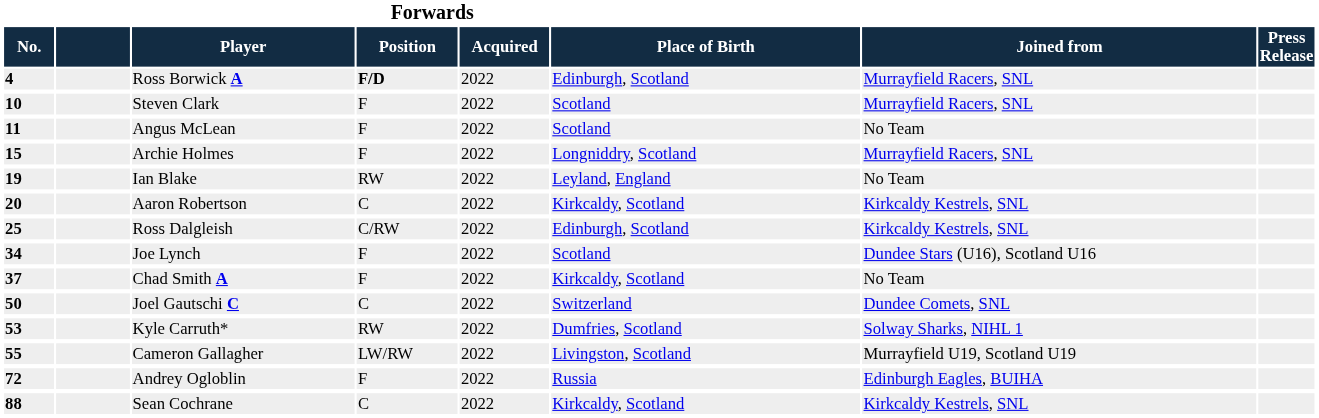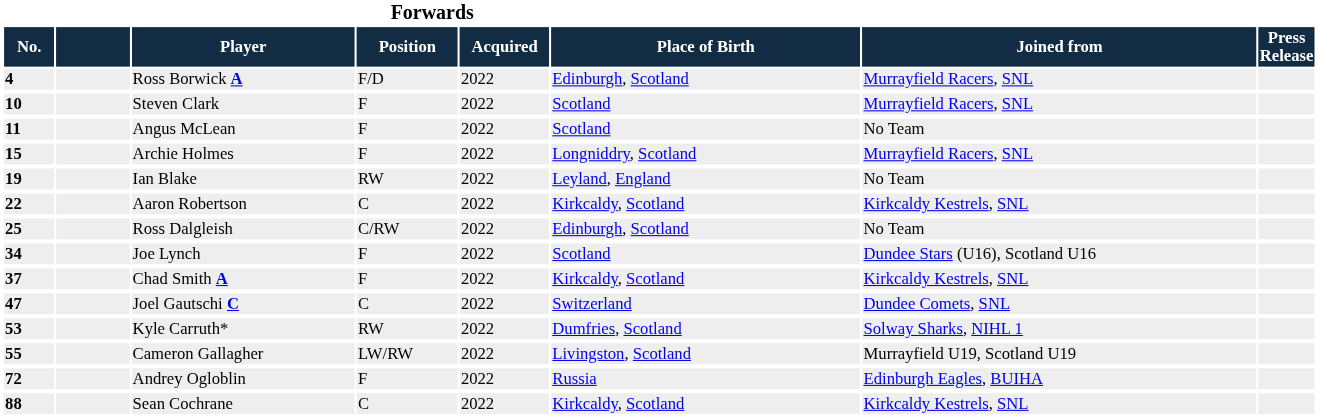(371, 79) bold -> (371, 79) normal
(13, 203) 20 -> (13, 203) 22
(946, 228) Kirkcaldy Kestrels, SNL -> (894, 228) No Team
(894, 278) No Team -> (946, 278) Kirkcaldy Kestrels, SNL
(13, 303) 50 -> (13, 303) 47
